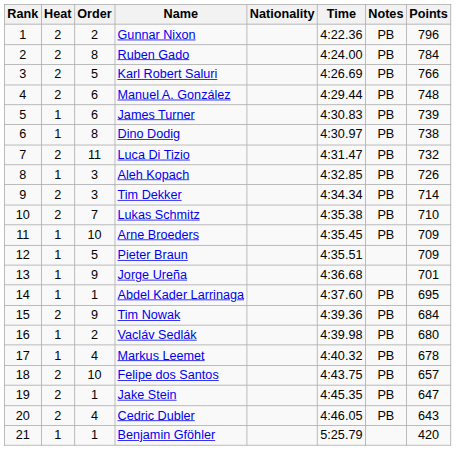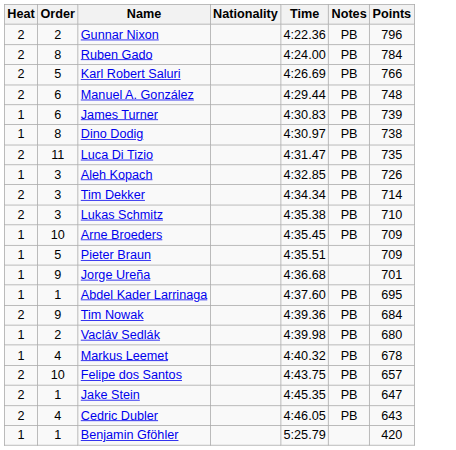- column: (23, 14)
(429, 154) 732 -> (392, 154) 735
(94, 214) 7 -> (58, 214) 3
